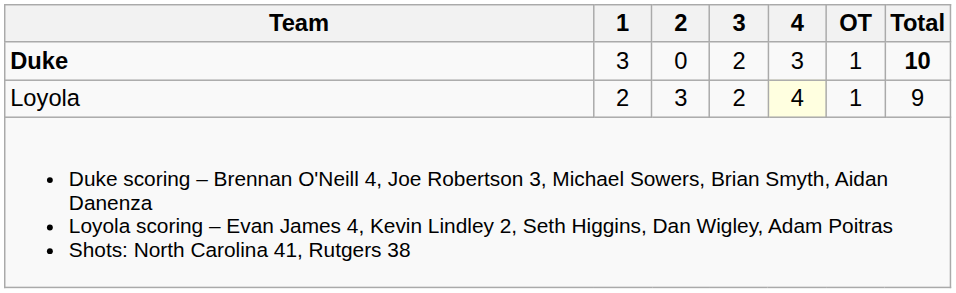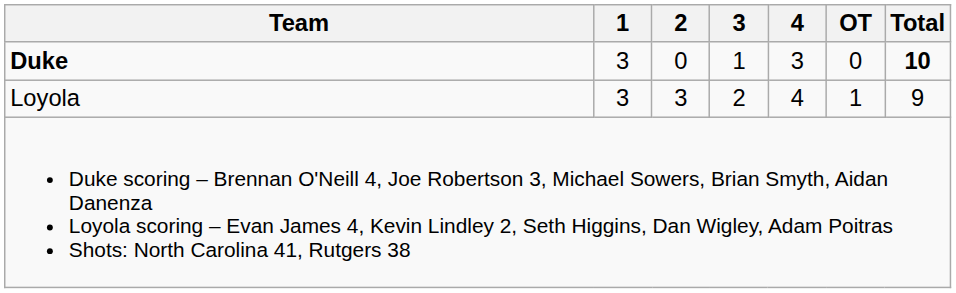(739, 60) 2 -> (739, 60) 1
(856, 60) 1 -> (856, 60) 0
(623, 98) 2 -> (623, 98) 3
(797, 98) lightyellow background -> (797, 98) no background
